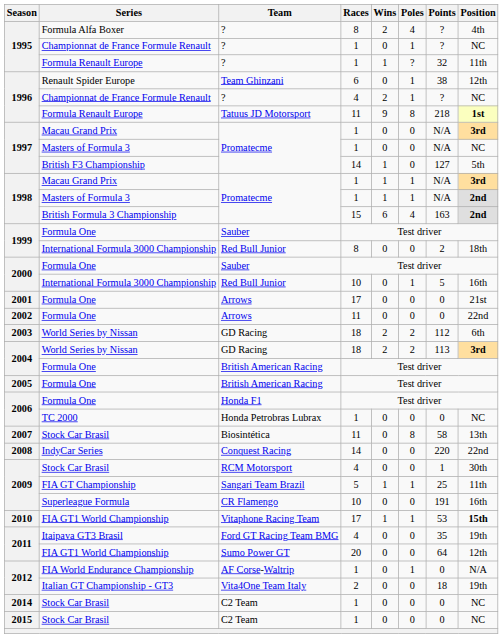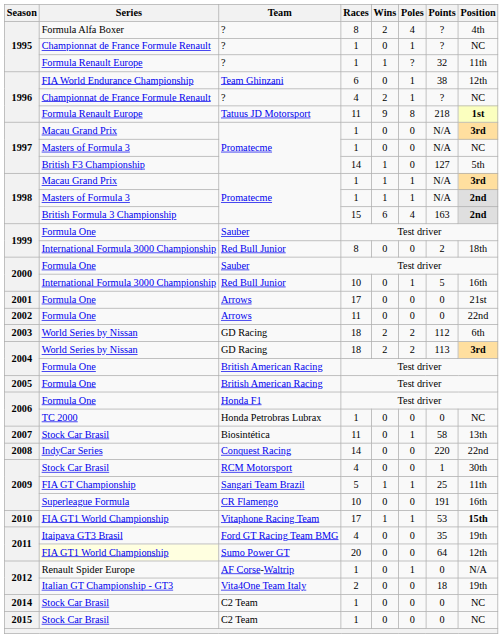(88, 80) Renault Spider Europe -> (118, 80) FIA World Endurance Championship
(412, 434) 8 -> (412, 434) 1
(105, 552) no background -> (105, 552) lightyellow background
(118, 569) FIA World Endurance Championship -> (88, 569) Renault Spider Europe
